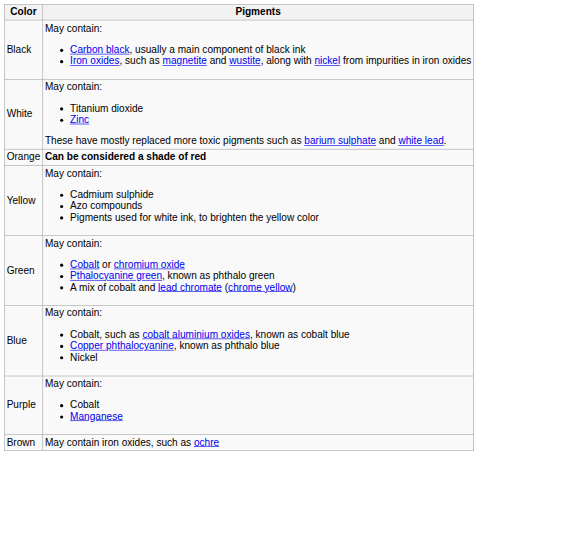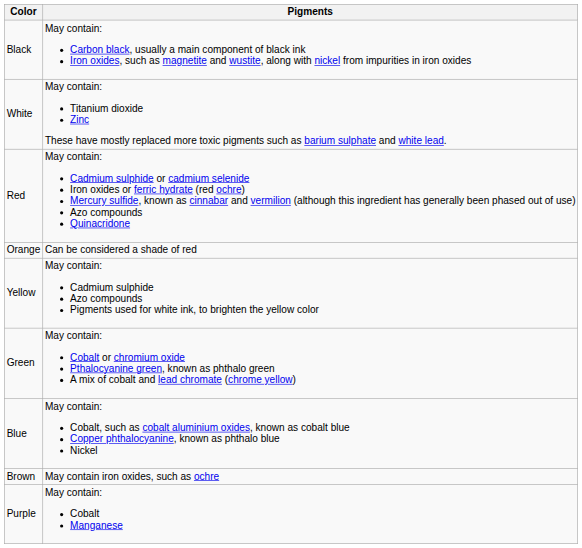+ row: (16, 195)
(126, 157) bold -> (121, 250) normal
rows swapped: (21, 405) <-> (21, 442)
